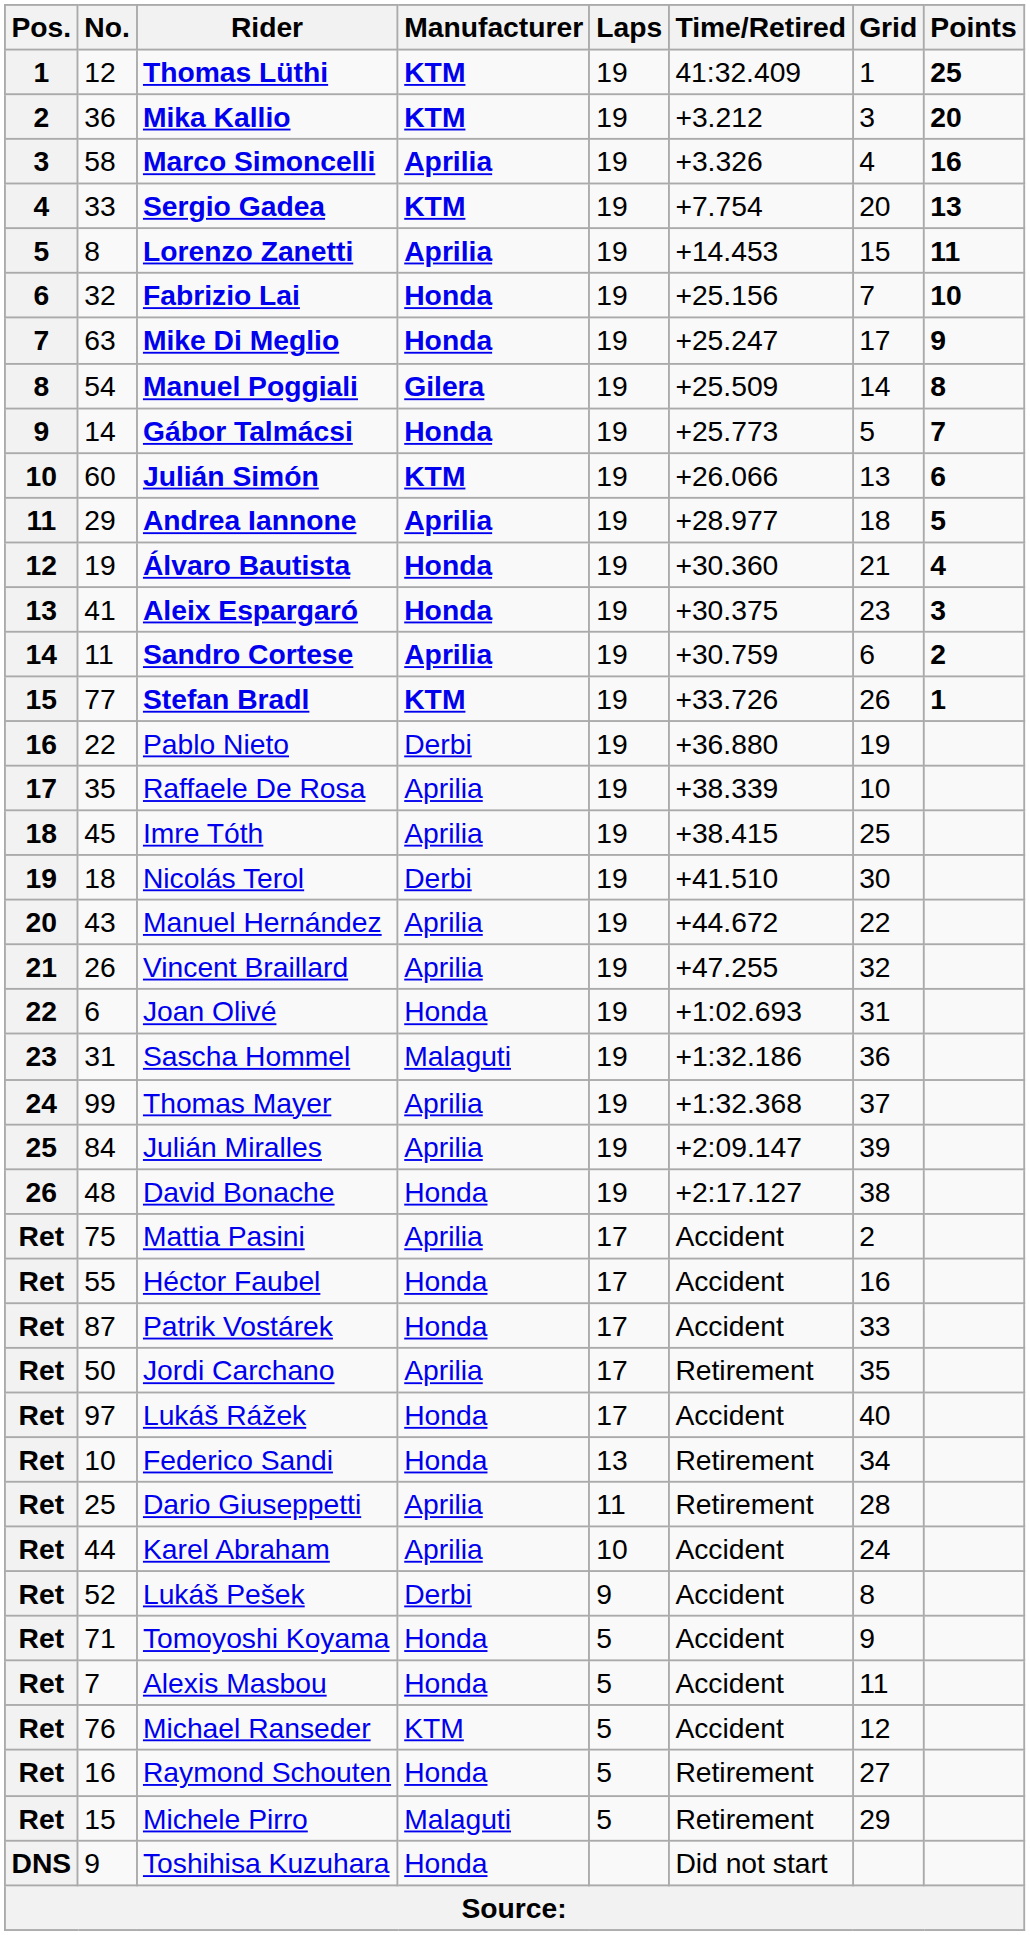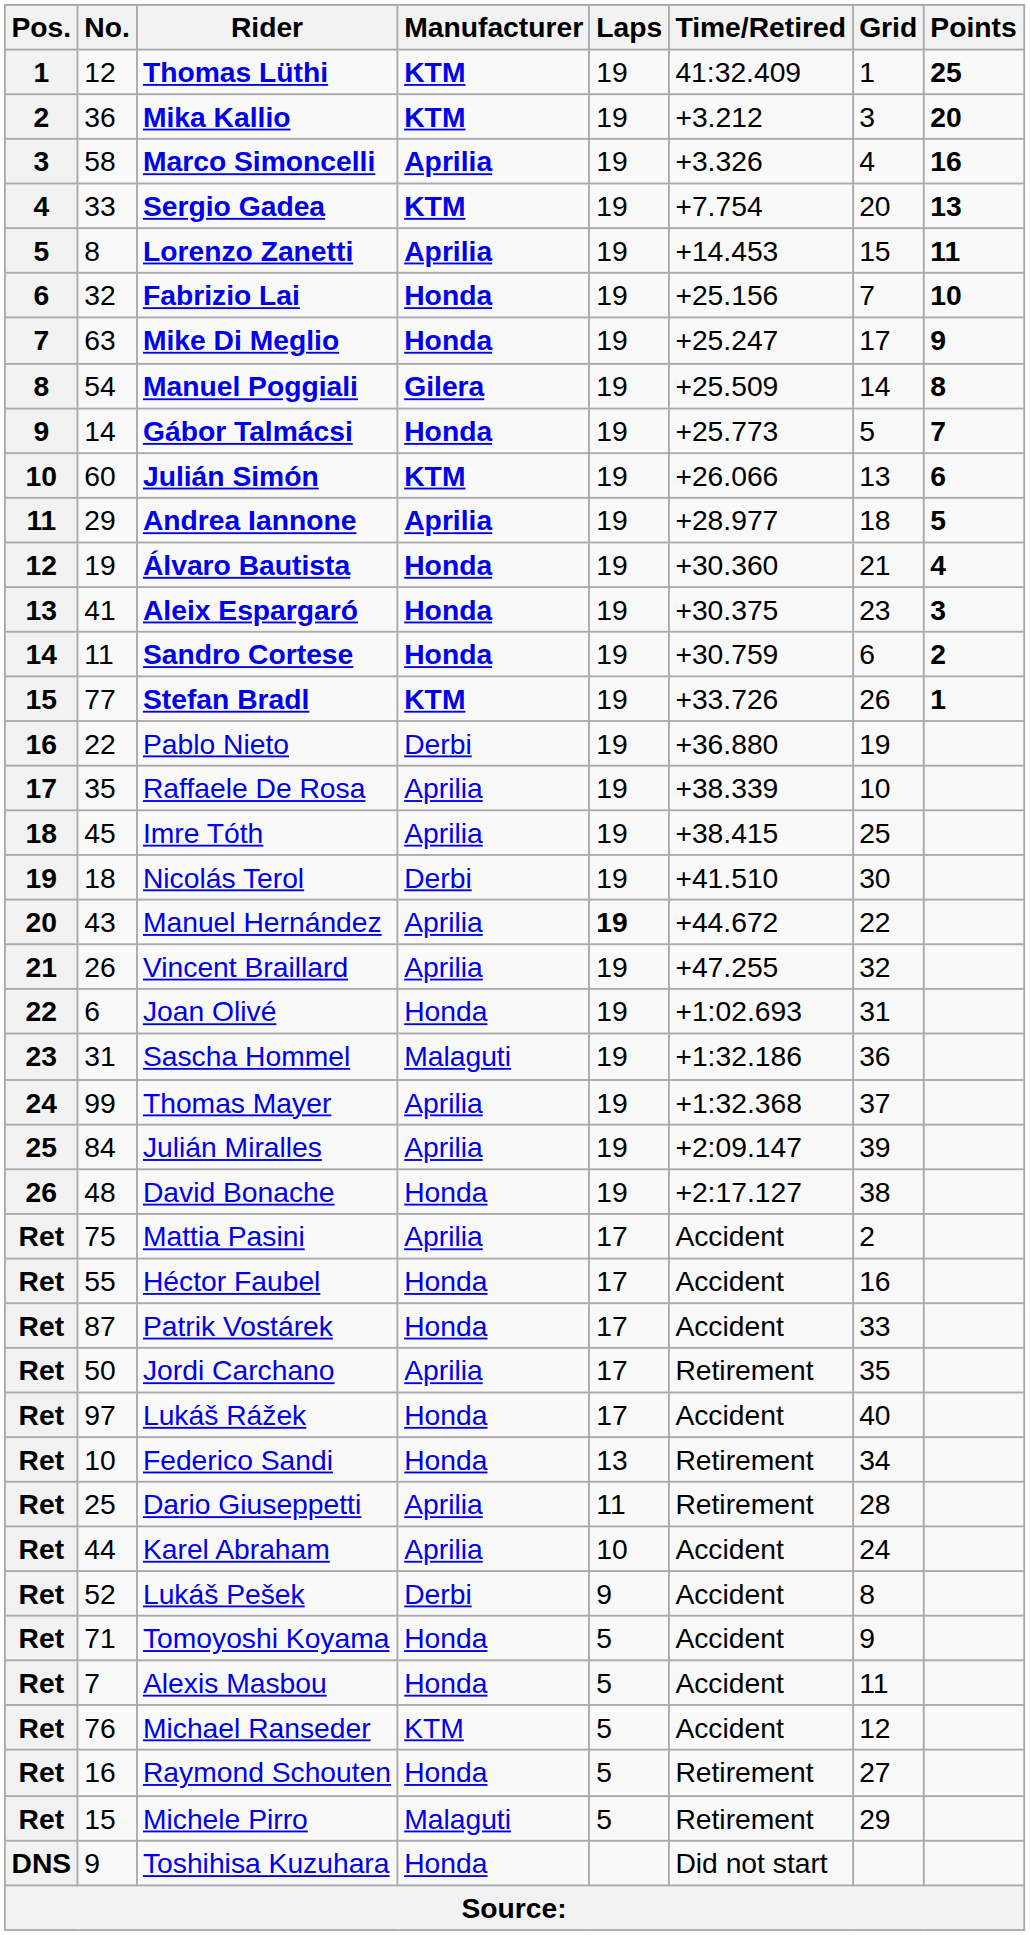(448, 654) Aprilia -> (448, 654) Honda
(612, 923) normal -> (612, 923) bold
